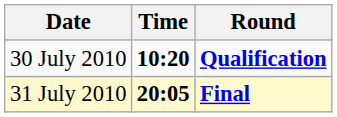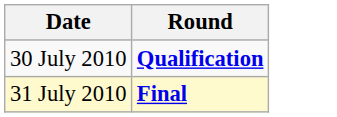- column: (163, 22)
